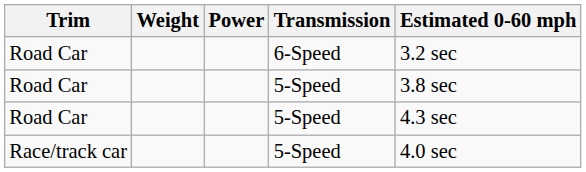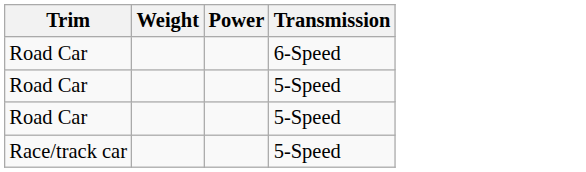- column: (488, 20)
